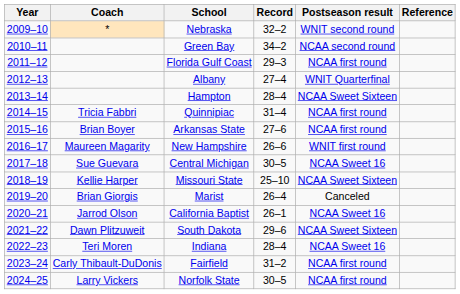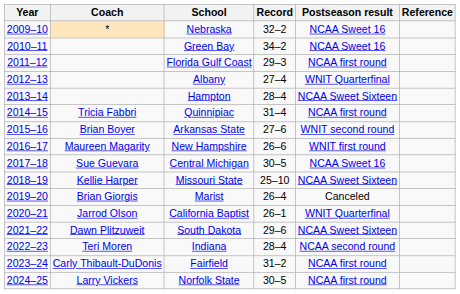(347, 29) WNIT second round -> (347, 29) NCAA Sweet 16
(347, 46) NCAA second round -> (347, 46) NCAA Sweet 16
(347, 130) NCAA first round -> (347, 130) WNIT second round
(347, 213) NCAA Sweet 16 -> (347, 213) WNIT Quarterfinal
(347, 247) NCAA Sweet 16 -> (347, 247) NCAA second round
